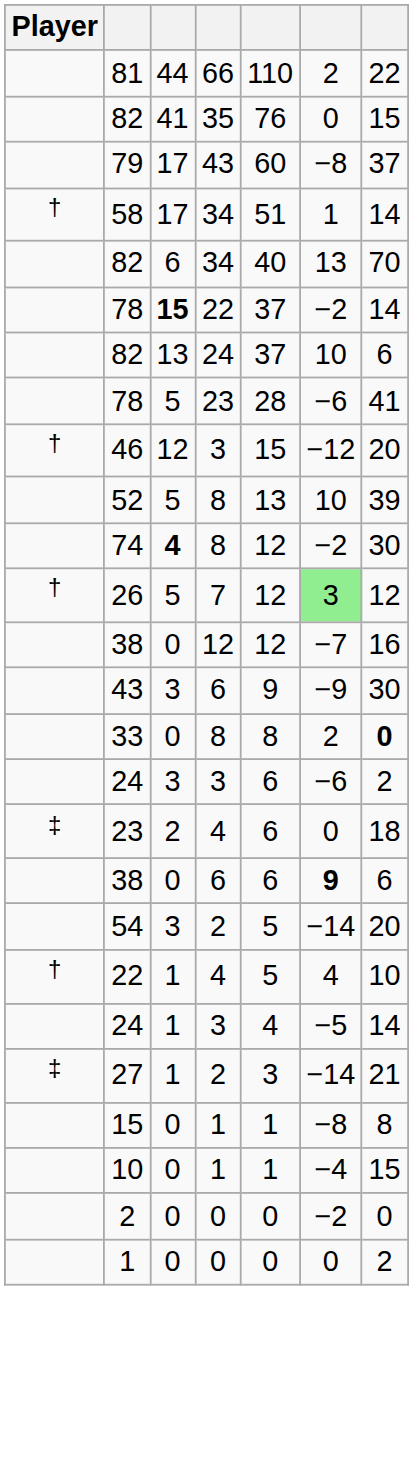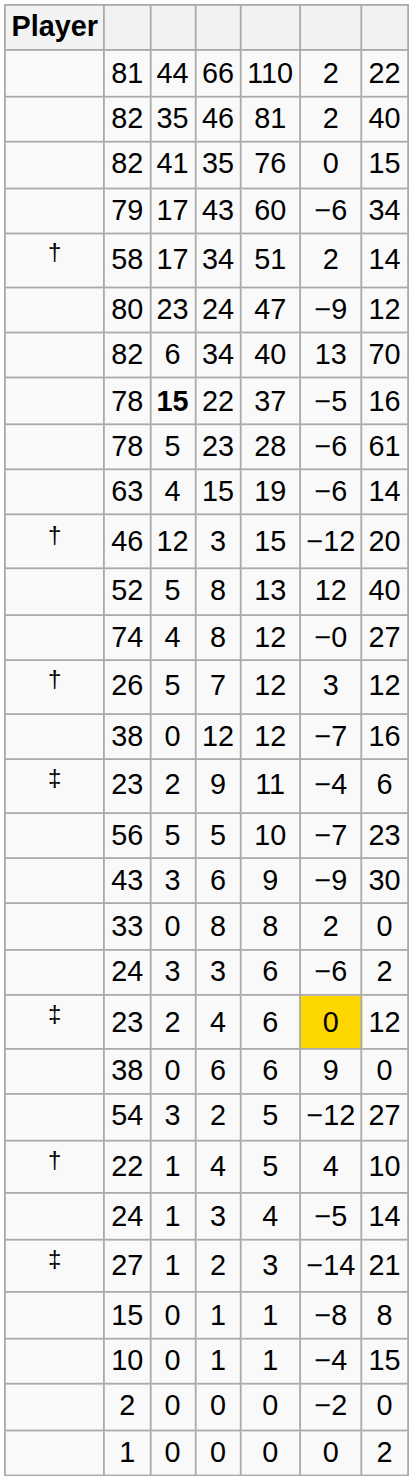+ row: (127, 118)
(331, 164) −8 -> (331, 210) −6
(385, 164) 37 -> (385, 210) 34
(331, 213) 1 -> (331, 259) 2
+ row: (127, 309)
(331, 309) −2 -> (331, 400) −5
(385, 309) 14 -> (385, 400) 16
- row: (127, 354)
(385, 400) 41 -> (385, 446) 61
+ row: (127, 491)
(331, 499) 10 -> (331, 591) 12
(385, 499) 39 -> (385, 591) 40
(173, 545) bold -> (173, 636) normal
(331, 545) −2 -> (331, 636) −0
(385, 545) 30 -> (385, 636) 27
(331, 594) lightgreen background -> (331, 686) no background
+ row: (127, 785)
+ row: (127, 834)
(385, 735) bold -> (385, 926) normal
(331, 831) no background -> (331, 1021) gold background
(385, 831) 18 -> (385, 1021) 12
(331, 880) bold -> (331, 1071) normal
(385, 880) 6 -> (385, 1071) 0
(331, 926) −14 -> (331, 1116) −12
(385, 926) 20 -> (385, 1116) 27
